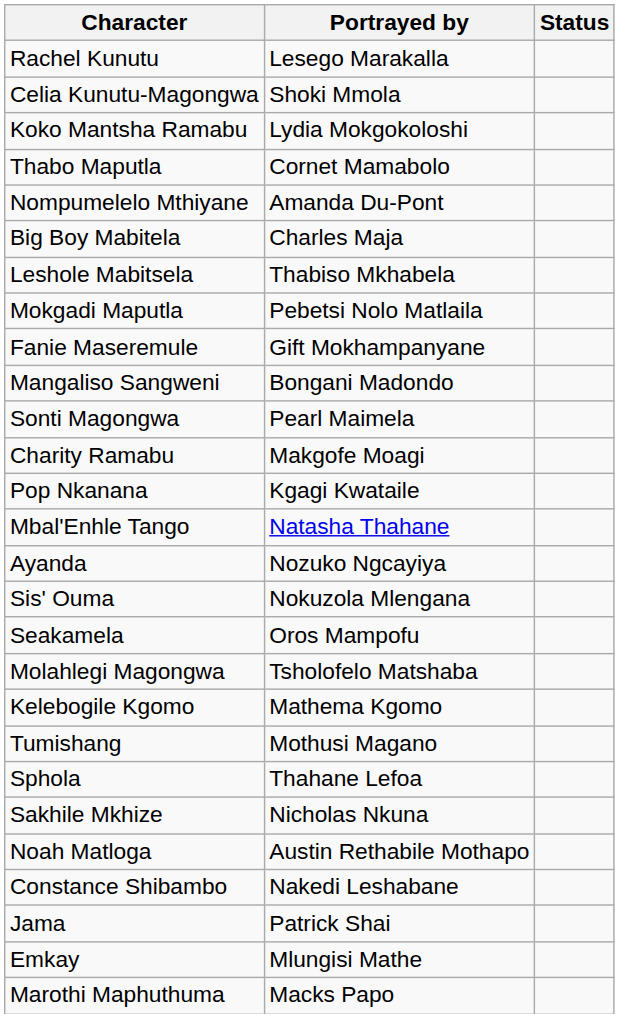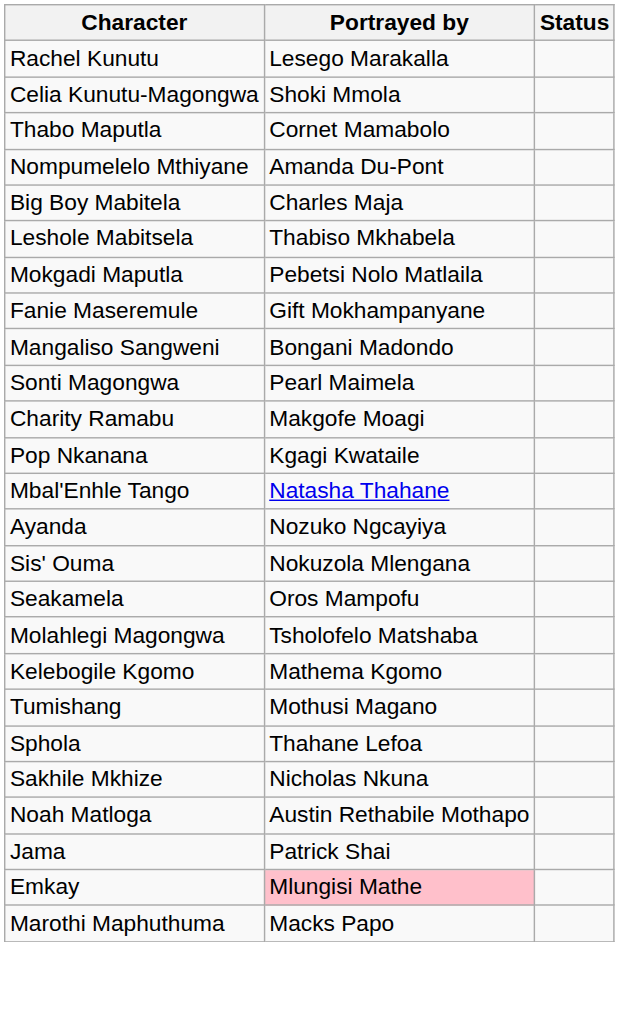- row: (129, 130)
- row: (119, 887)
(346, 959) no background -> (346, 887) pink background
